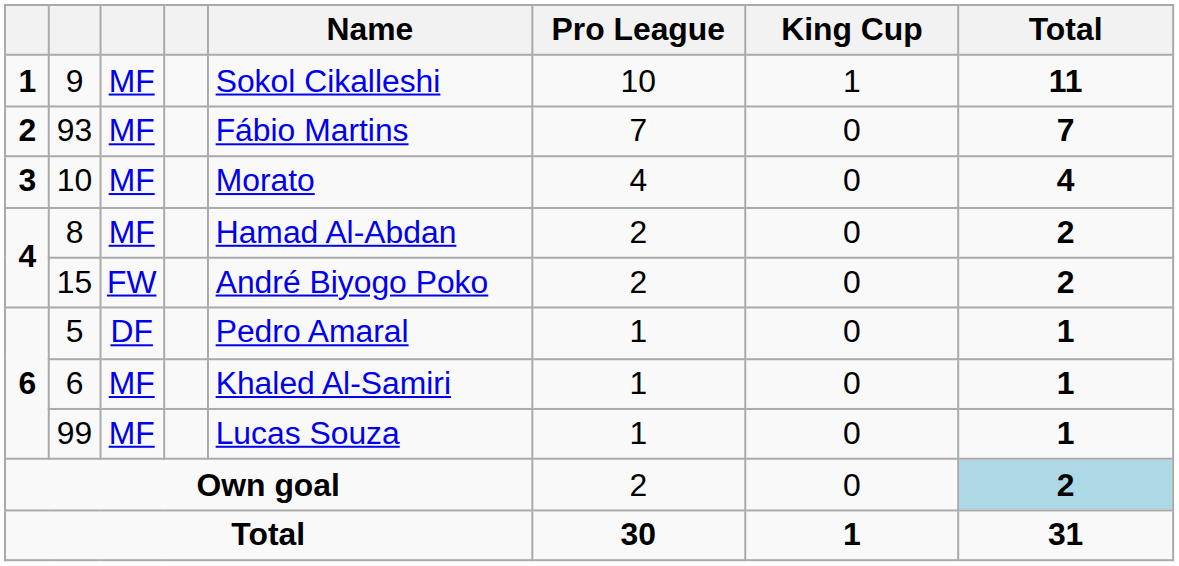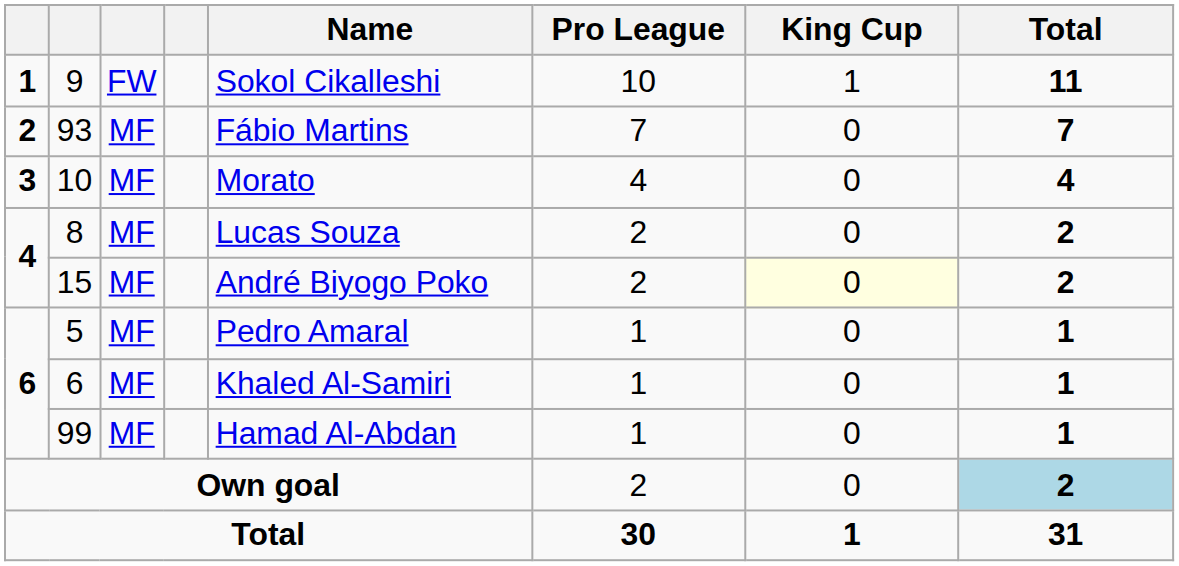(132, 80) MF -> (132, 80) FW
(336, 231) Hamad Al-Abdan -> (308, 231) Lucas Souza
(132, 282) FW -> (132, 282) MF
(852, 282) no background -> (852, 282) lightyellow background
(132, 332) DF -> (132, 332) MF
(308, 433) Lucas Souza -> (336, 433) Hamad Al-Abdan
